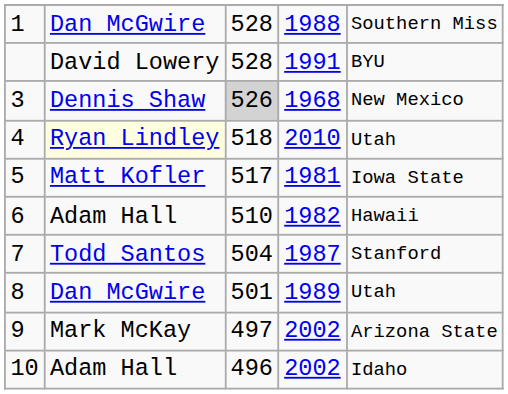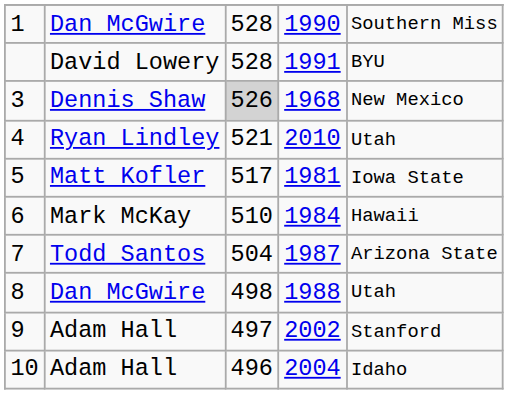(312, 24) 1988 -> (312, 24) 1990
(135, 139) lightyellow background -> (135, 139) no background
(252, 139) 518 -> (252, 139) 521
(114, 216) Adam Hall -> (121, 216) Mark McKay
(312, 216) 1982 -> (312, 216) 1984
(396, 254) Stanford -> (424, 254) Arizona State
(252, 293) 501 -> (252, 293) 498
(312, 293) 1989 -> (312, 293) 1988
(121, 331) Mark McKay -> (114, 331) Adam Hall
(424, 331) Arizona State -> (396, 331) Stanford
(312, 369) 2002 -> (312, 369) 2004
